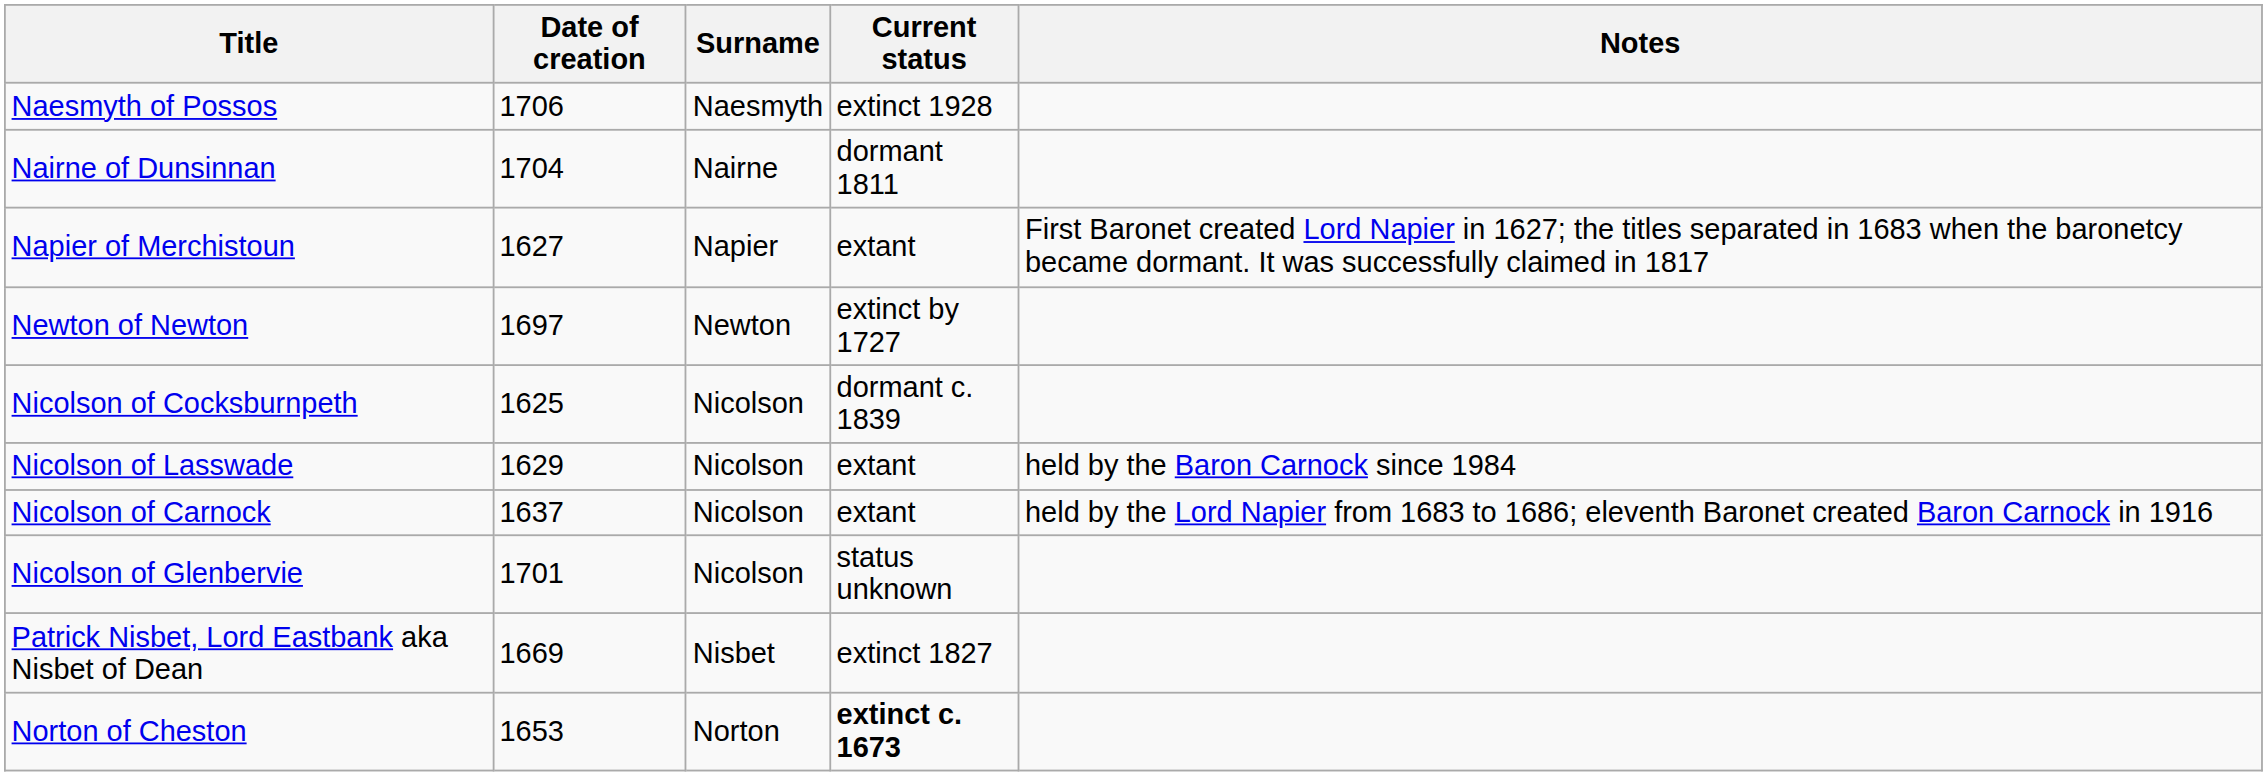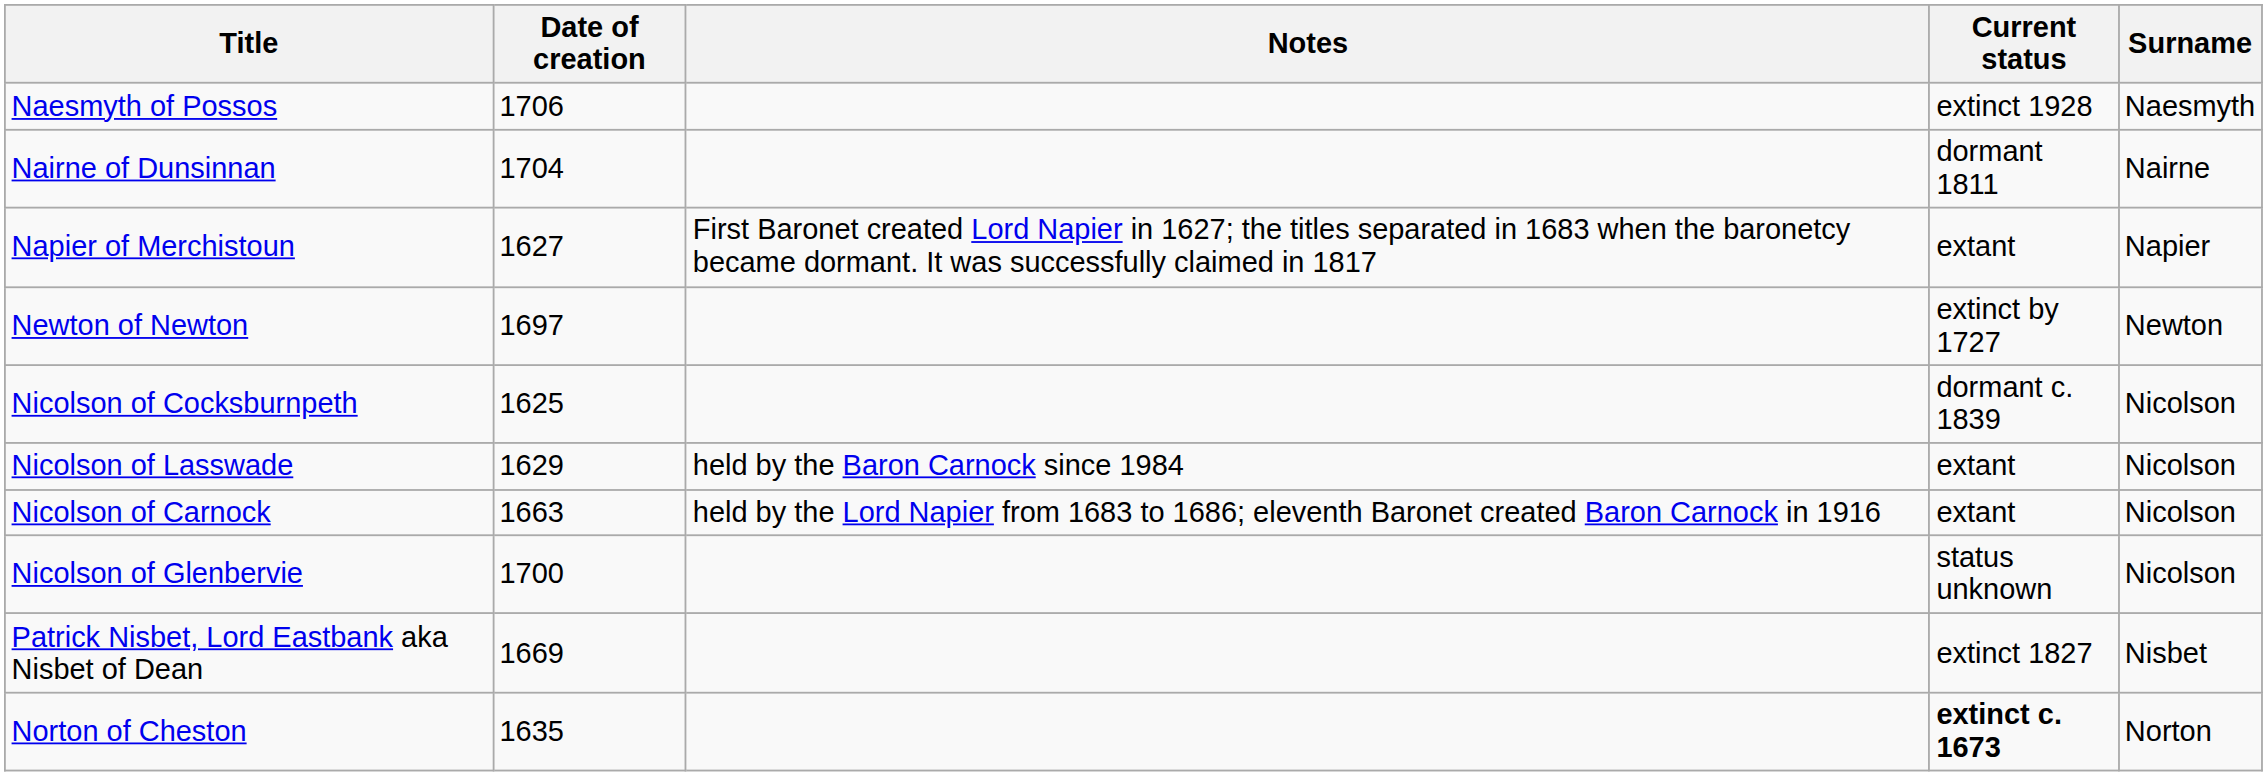columns swapped: (758, 43) <-> (1640, 43)
(532, 511) 1637 -> (532, 511) 1663
(532, 574) 1701 -> (532, 574) 1700
(532, 731) 1653 -> (532, 731) 1635
